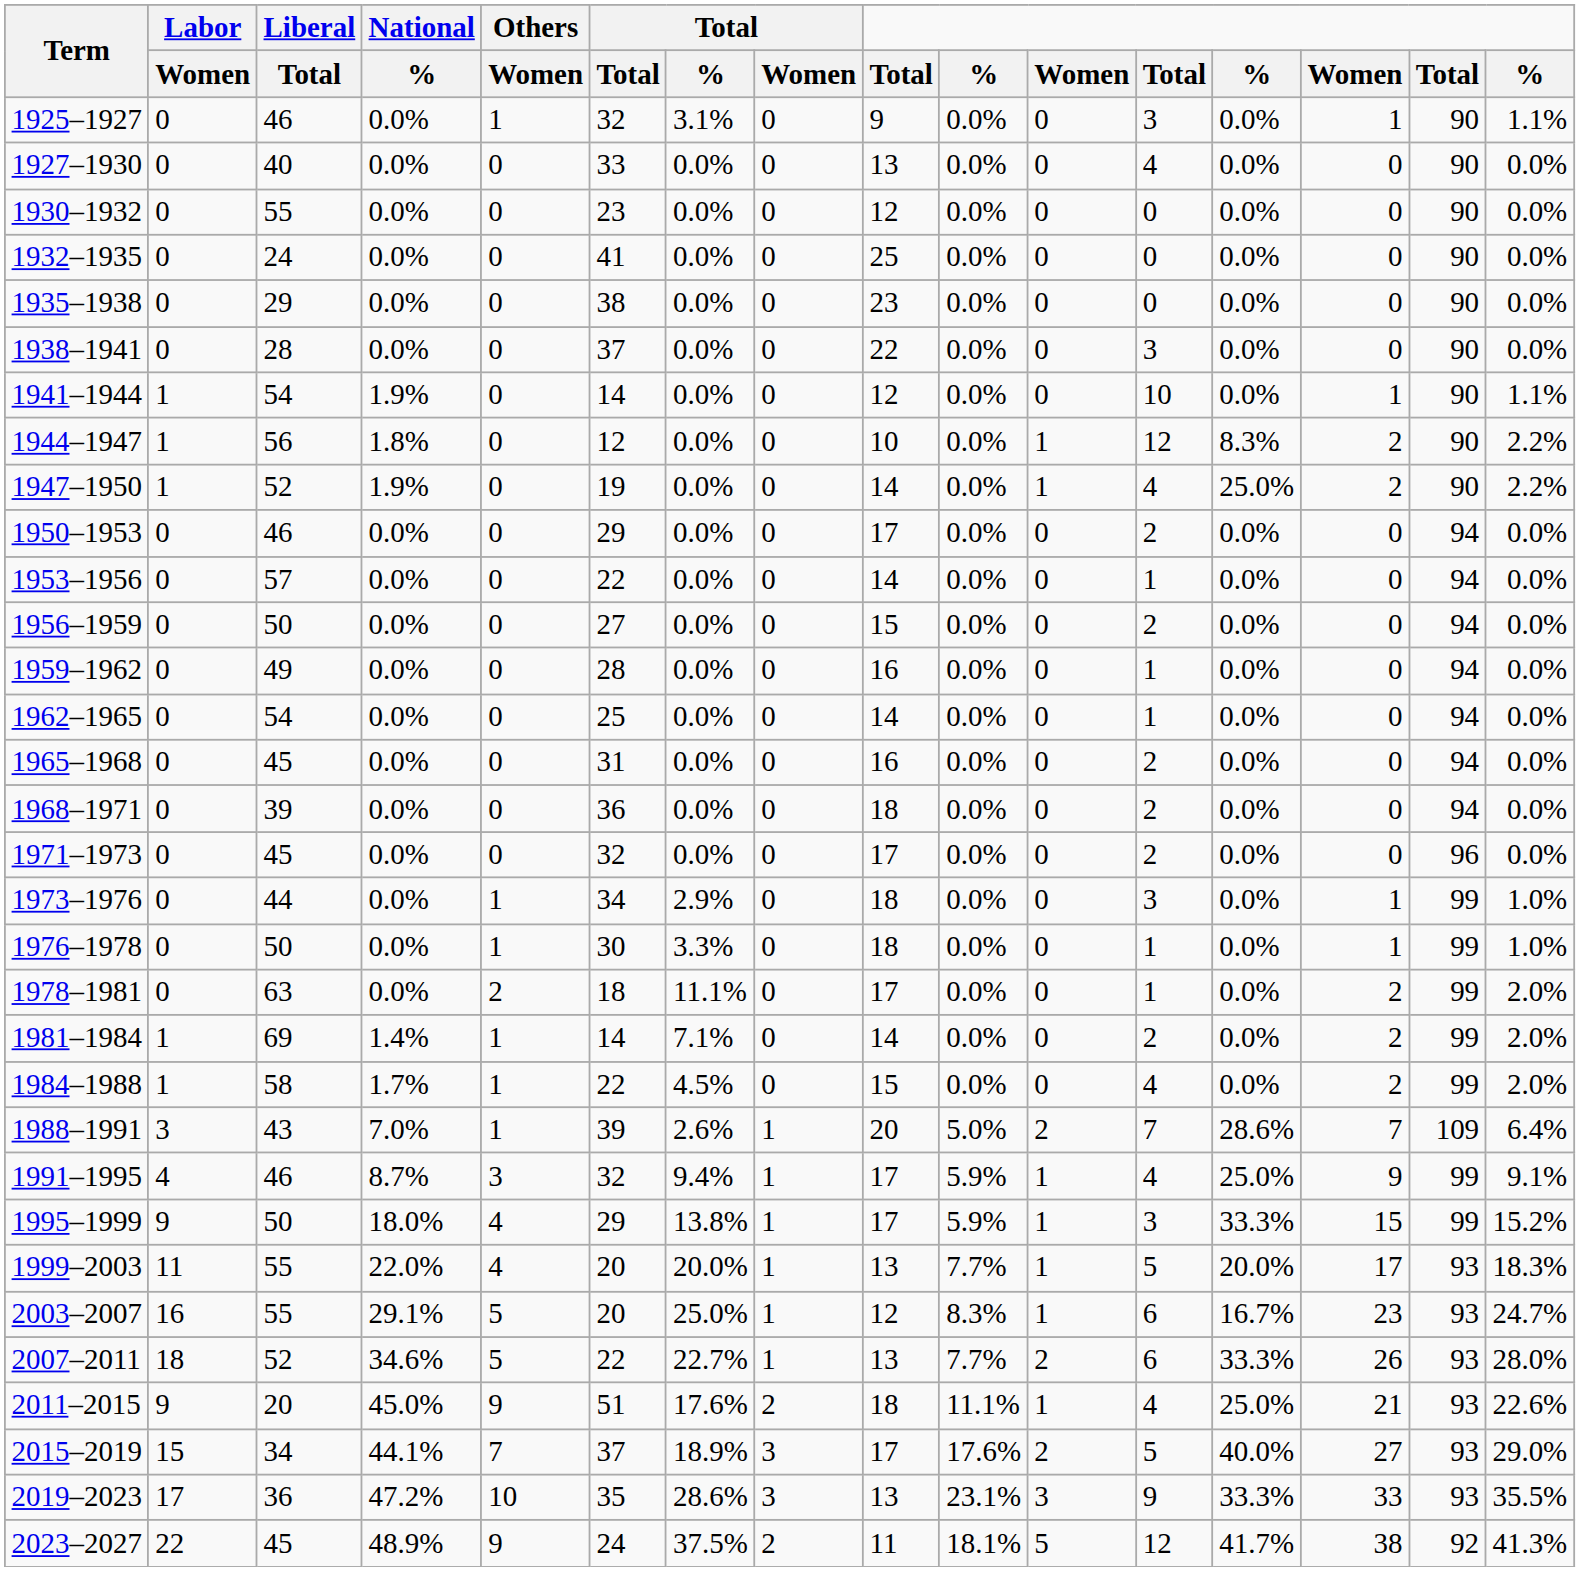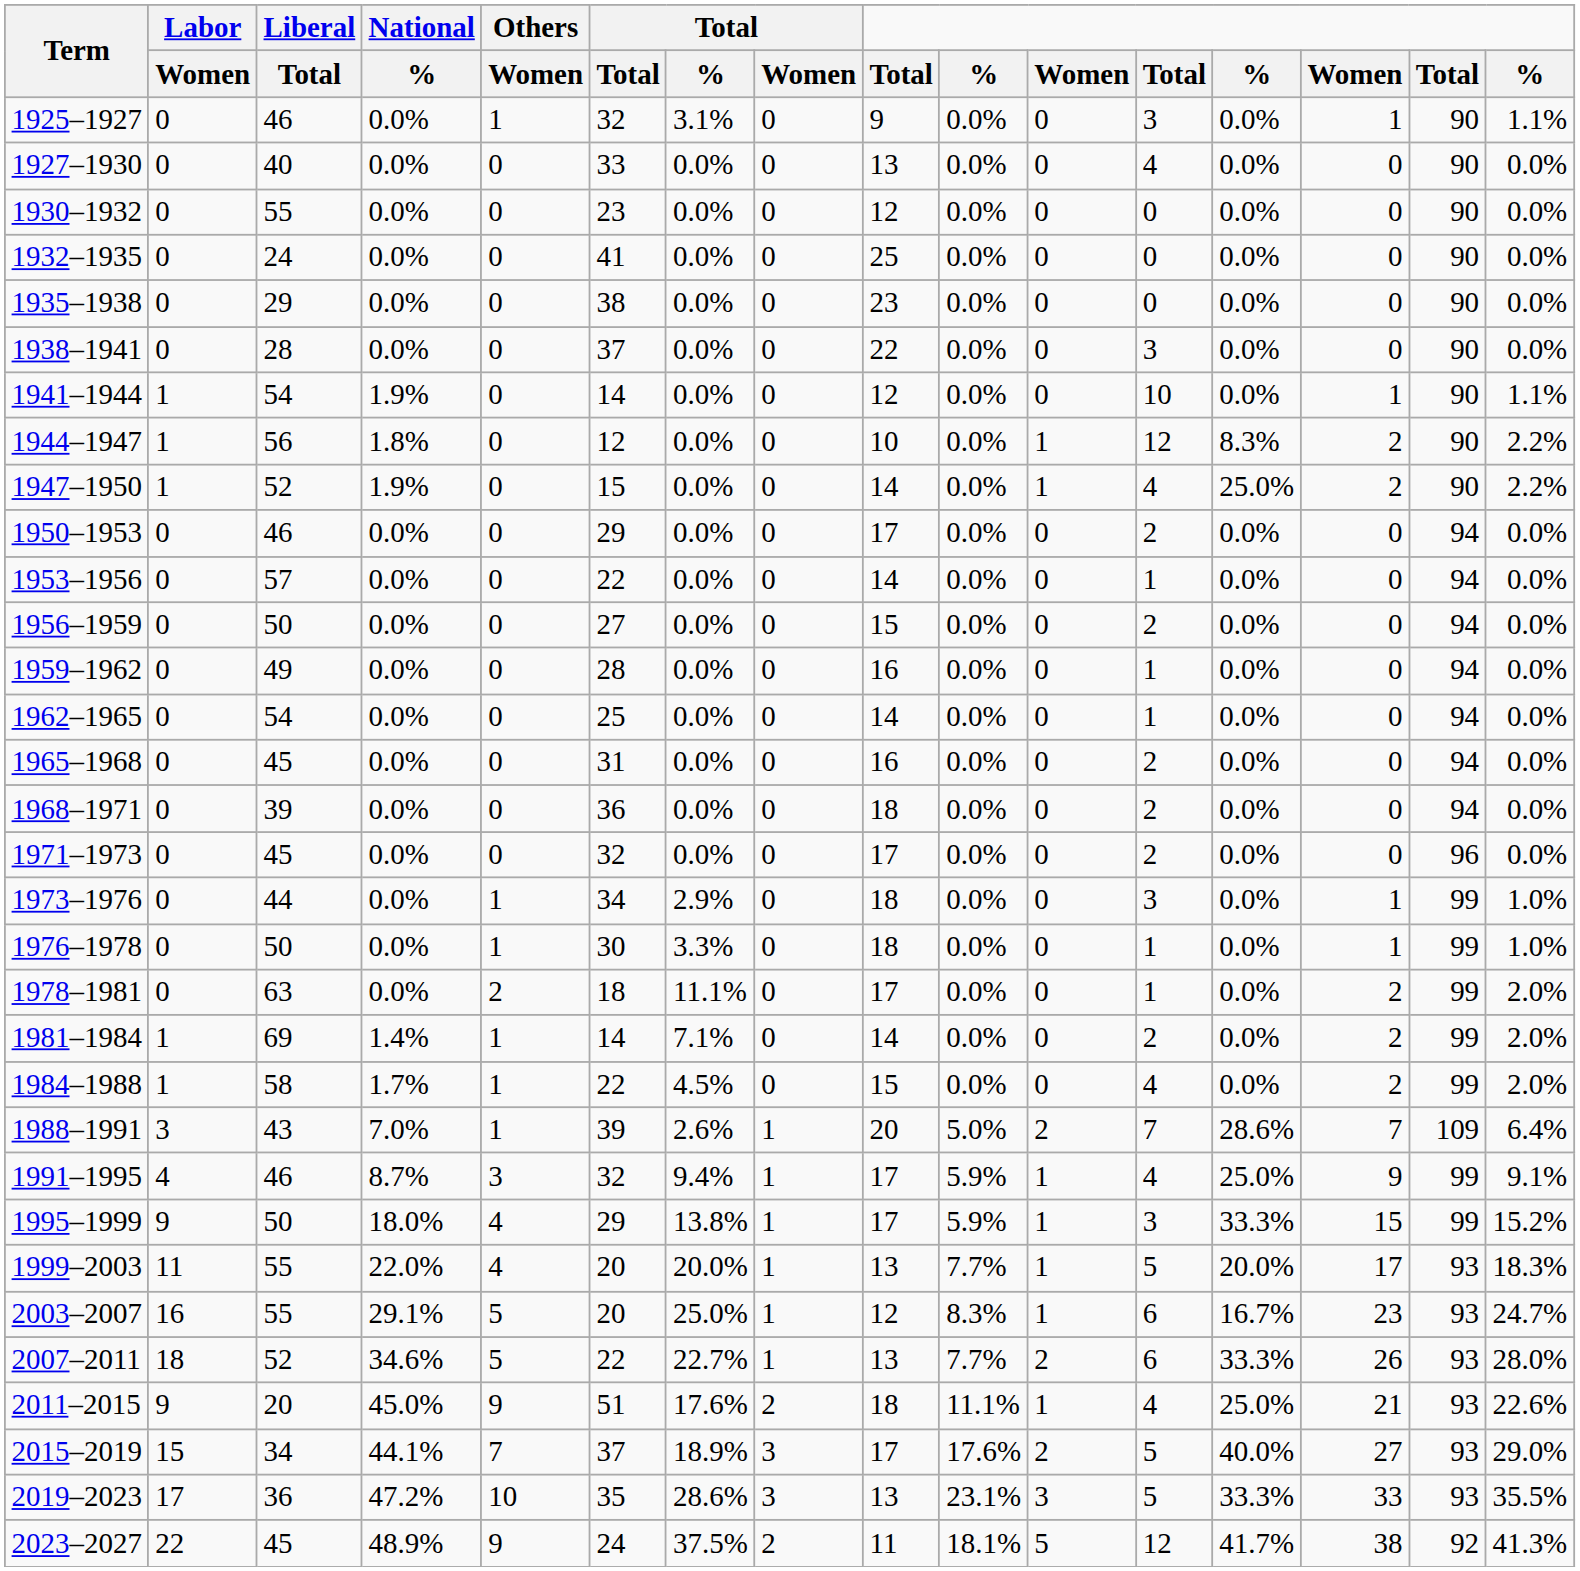(611, 486) 19 -> (611, 486) 15
(1150, 1497) 9 -> (1150, 1497) 5
